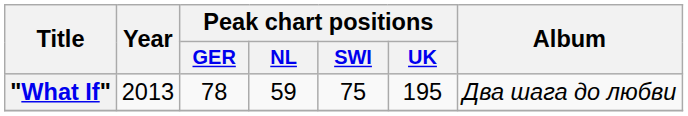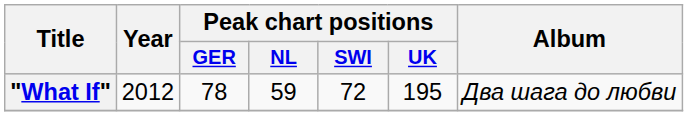(148, 91) 2013 -> (148, 91) 2012
(353, 91) 75 -> (353, 91) 72
